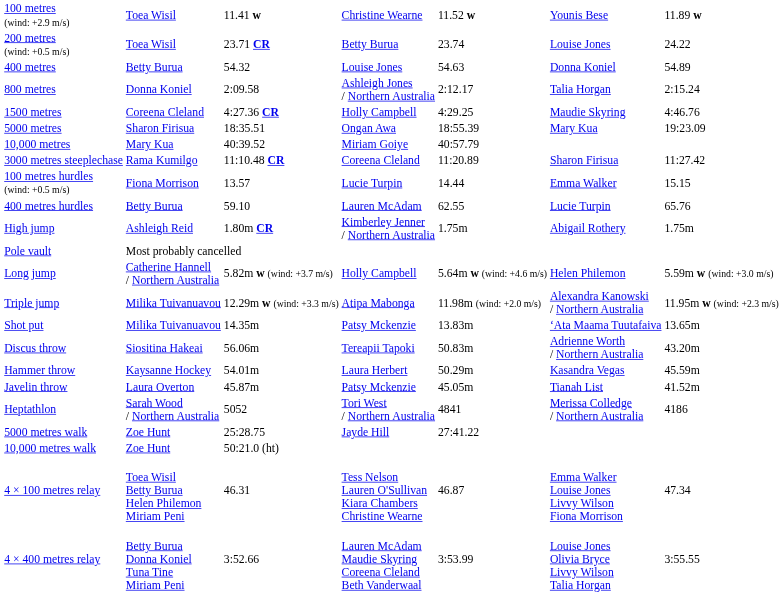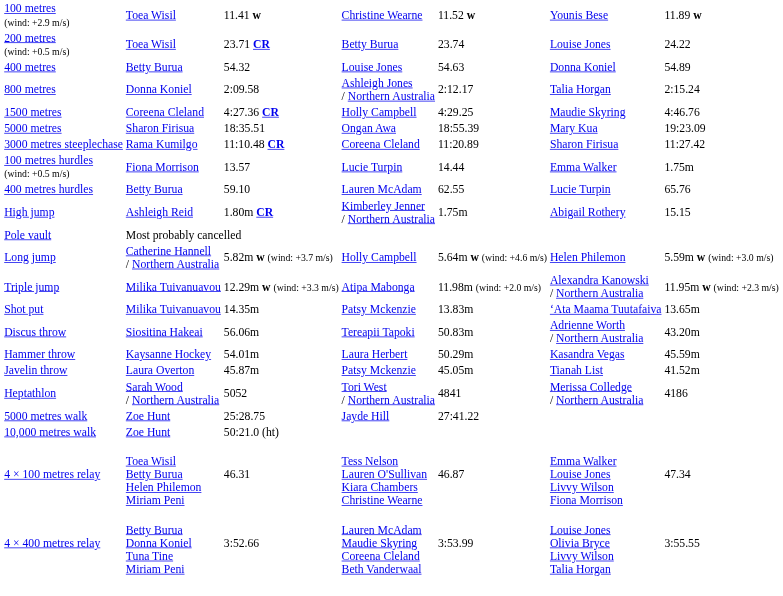- row: (37, 144)
(678, 183) 15.15 -> (679, 167) 1.75m
(679, 228) 1.75m -> (678, 212) 15.15
